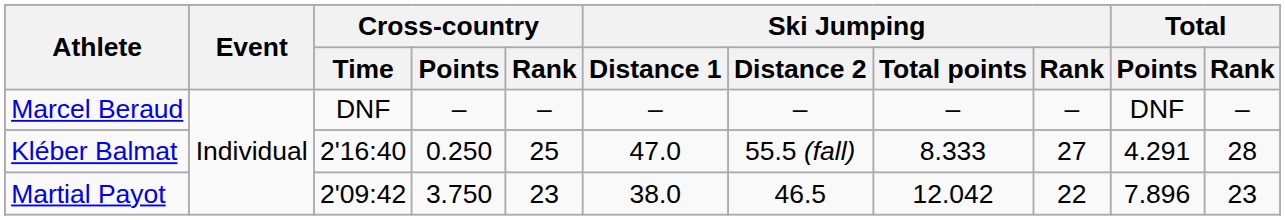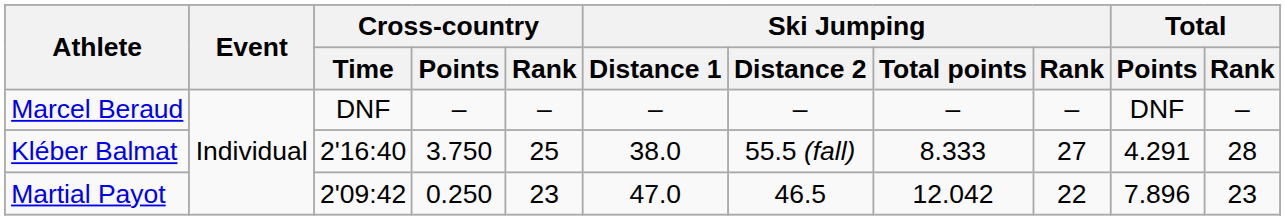(459, 152) 0.250 -> (459, 152) 3.750
(655, 152) 47.0 -> (655, 152) 38.0
(459, 194) 3.750 -> (459, 194) 0.250
(655, 194) 38.0 -> (655, 194) 47.0
